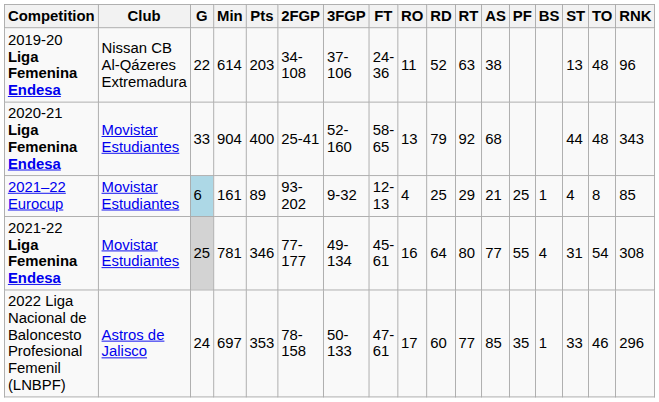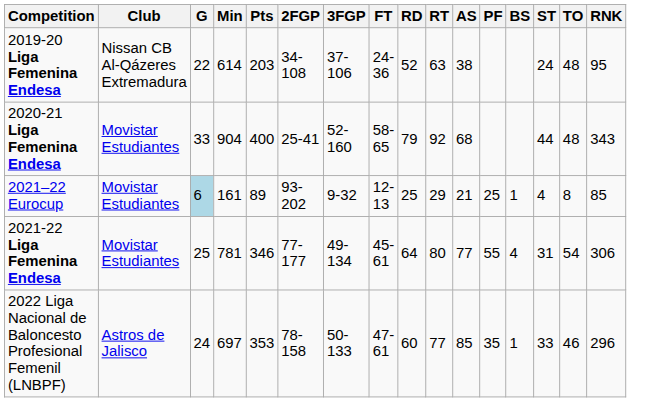- column: (412, 16)
(574, 65) 13 -> (545, 65) 24
(628, 65) 96 -> (598, 65) 95
(202, 252) lightgrey background -> (202, 252) no background
(632, 252) 308 -> (603, 252) 306
